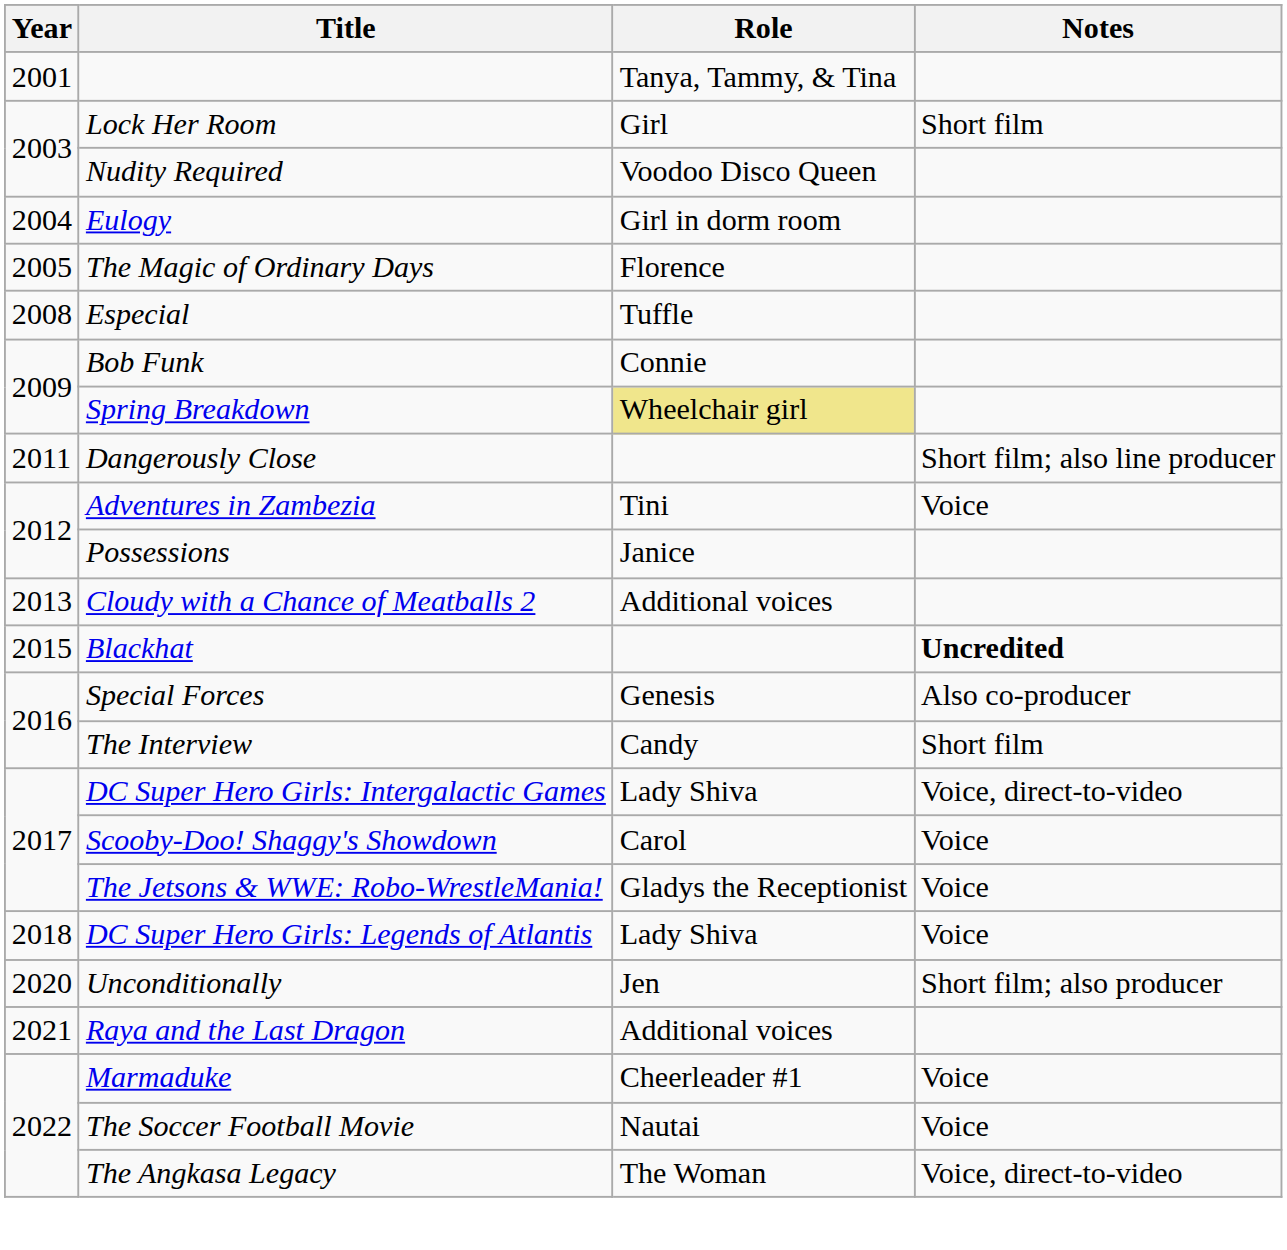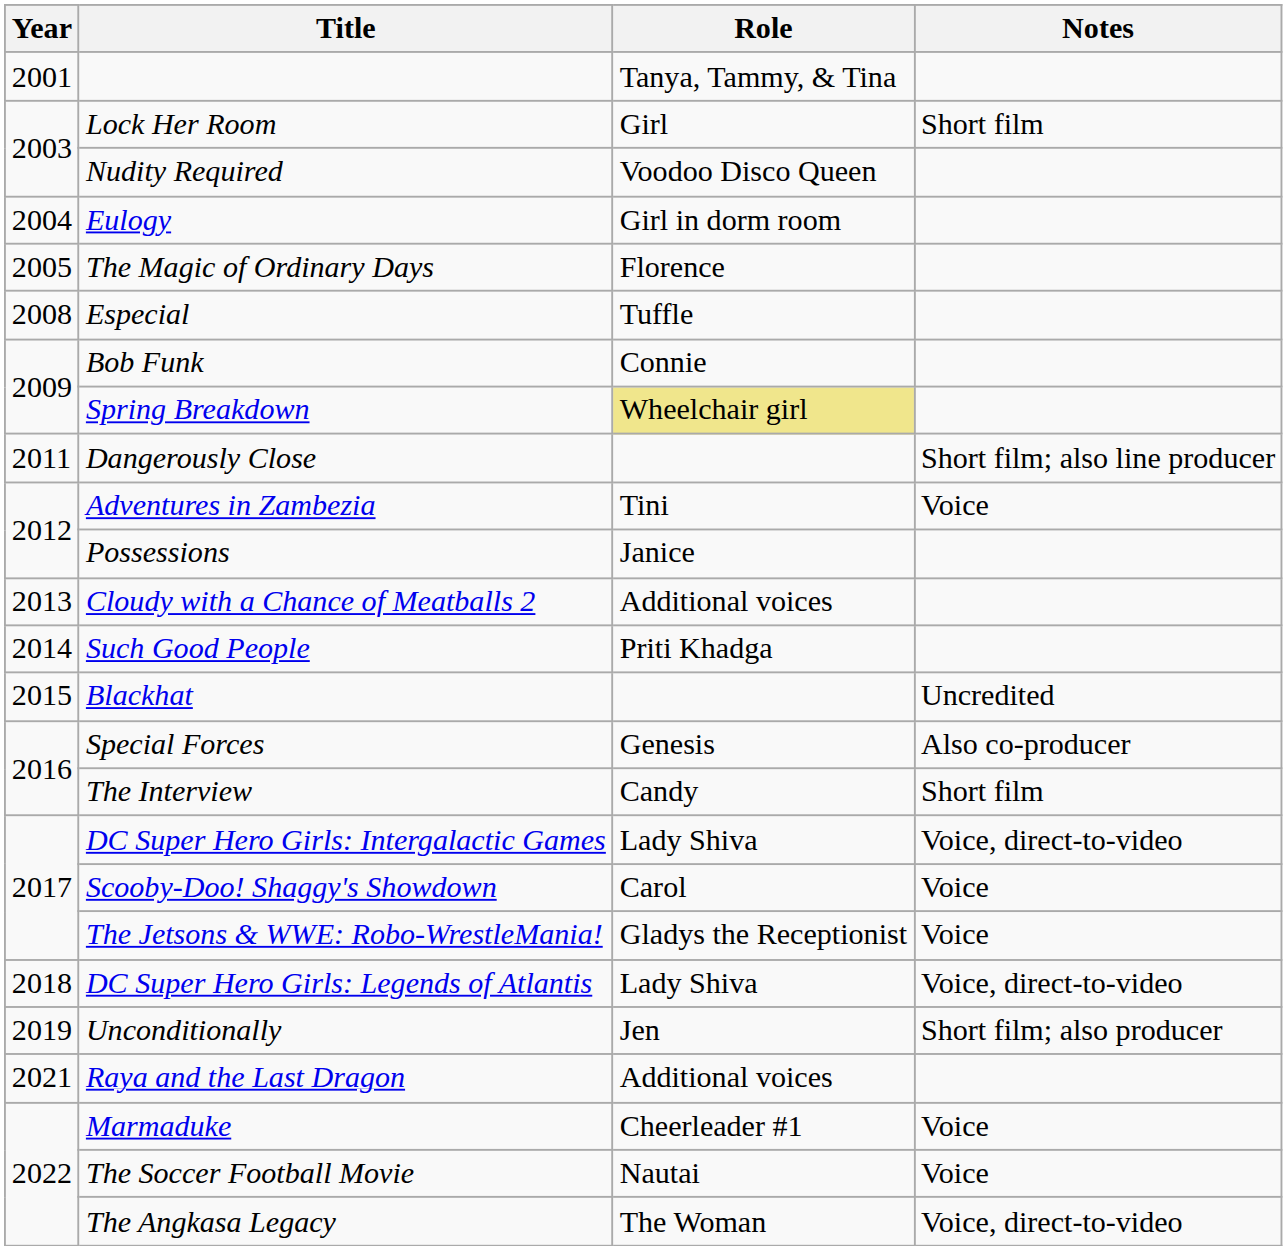+ row: (198, 648)
(993, 648) bold -> (988, 696) normal
(955, 934) Voice -> (1052, 982) Voice, direct-to-video
(42, 982) 2020 -> (42, 1030) 2019
